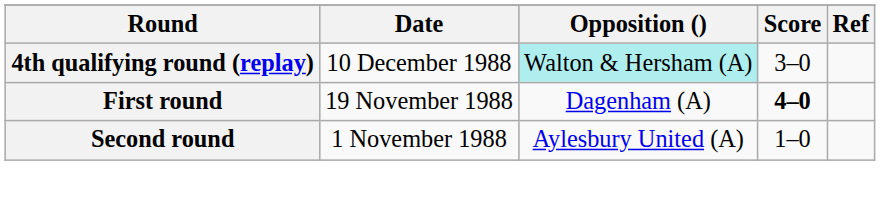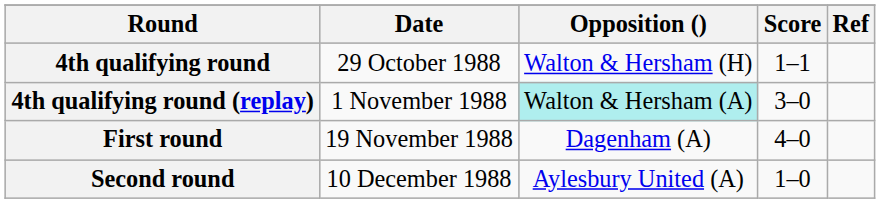+ row: (163, 62)
(419, 62) 10 December 1988 -> (419, 101) 1 November 1988
(792, 101) bold -> (792, 139) normal
(419, 139) 1 November 1988 -> (419, 178) 10 December 1988
